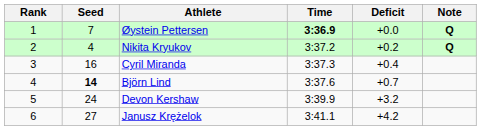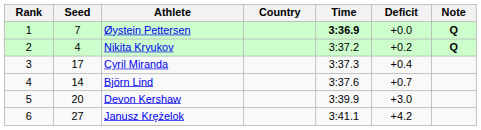+ column: (280, 13)
(91, 64) 16 -> (77, 64) 17
(91, 82) bold -> (77, 82) normal
(91, 99) 24 -> (77, 99) 20
(388, 99) +3.2 -> (401, 99) +3.0
